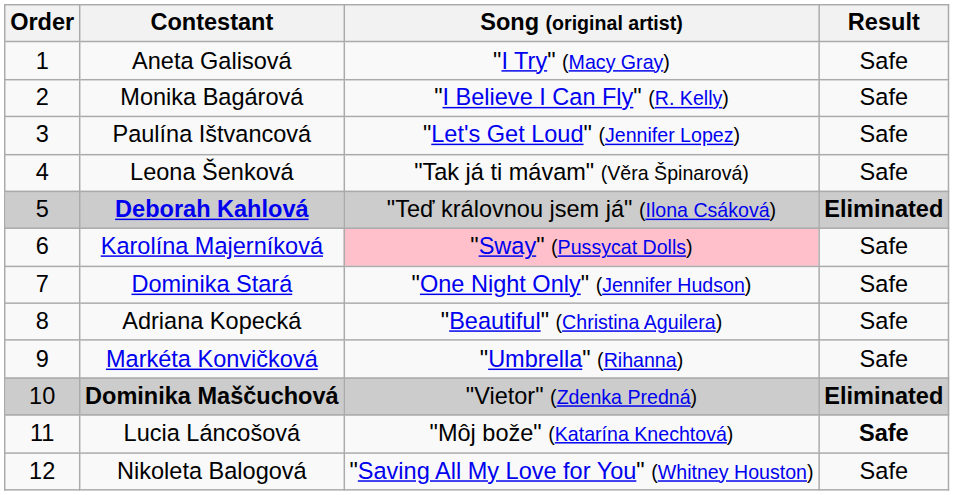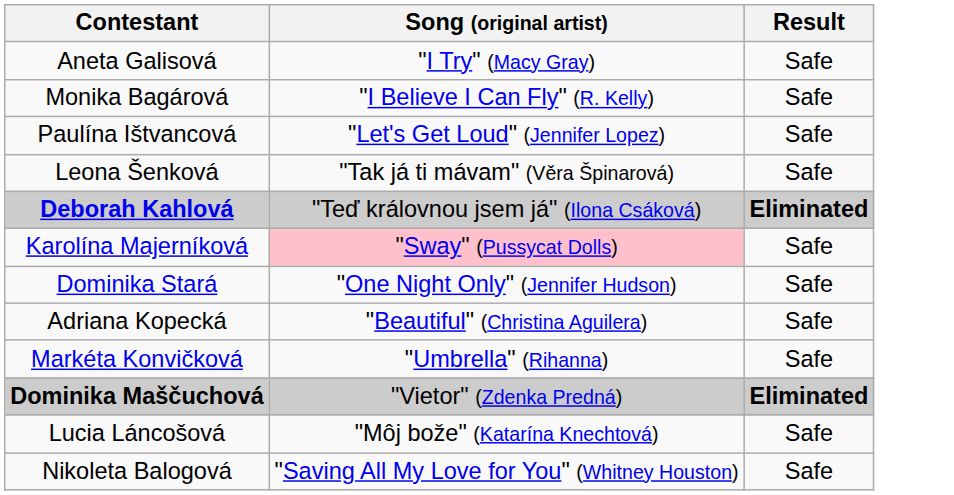- column: (42, 23)
(884, 433) bold -> (809, 433) normal
